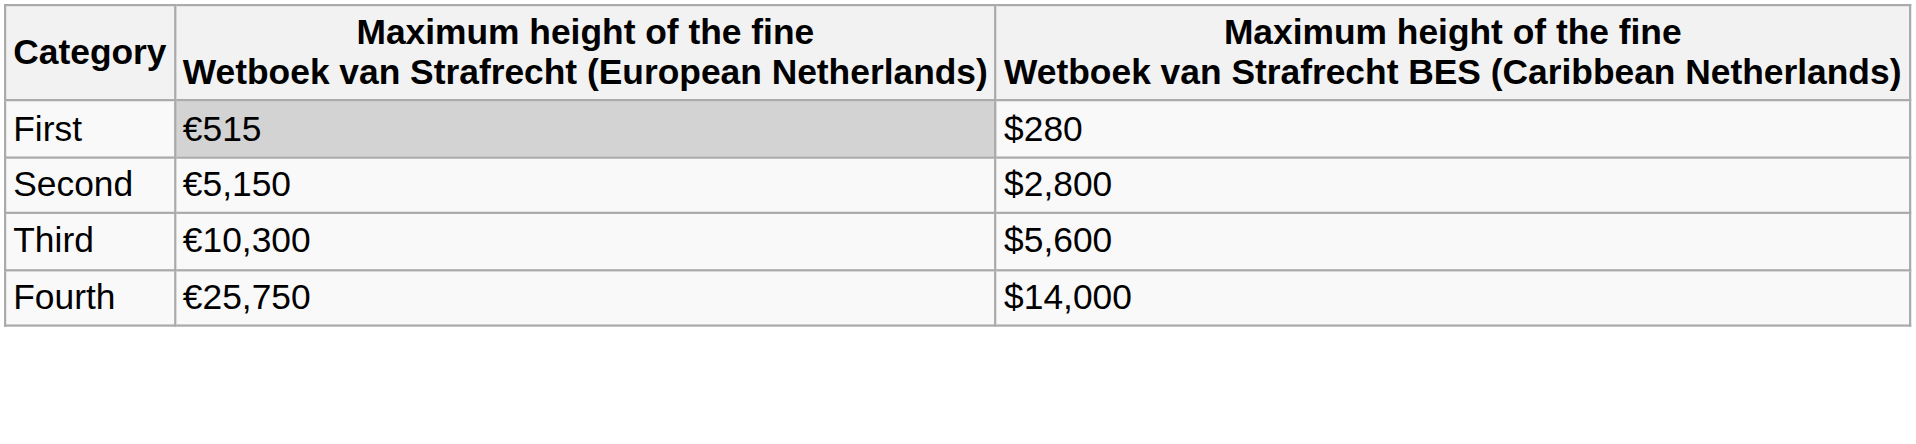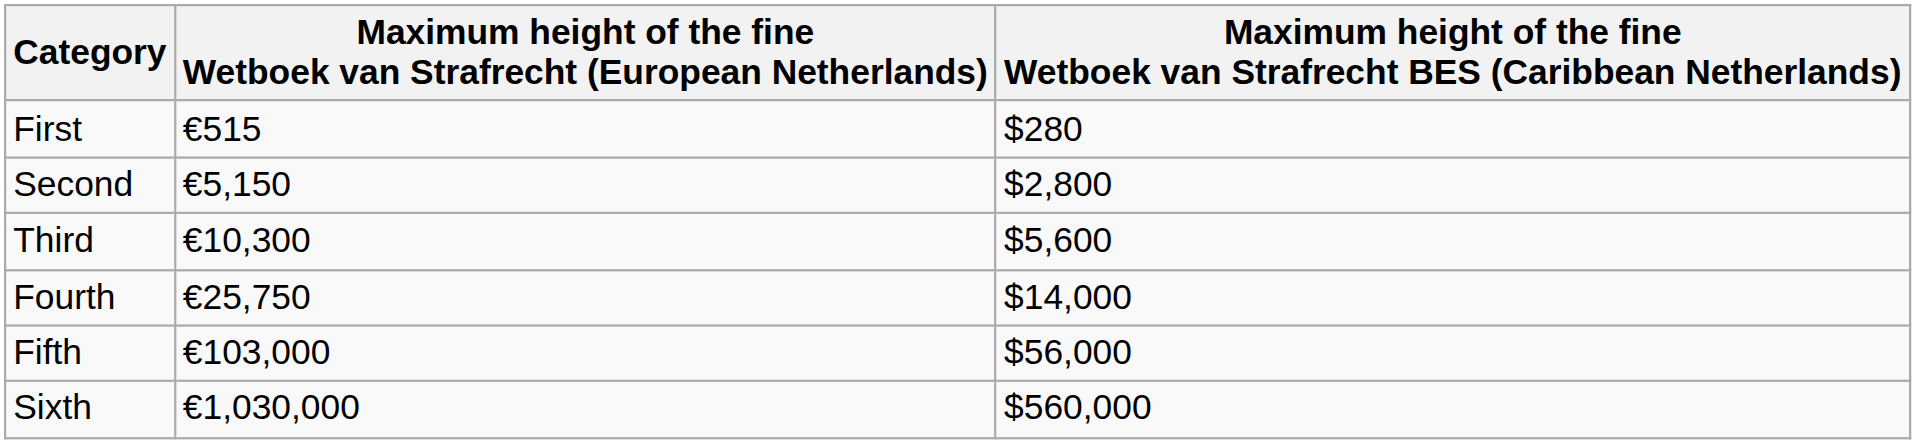(222, 128) lightgrey background -> (222, 128) no background
+ row: (48, 352)
+ row: (53, 408)
